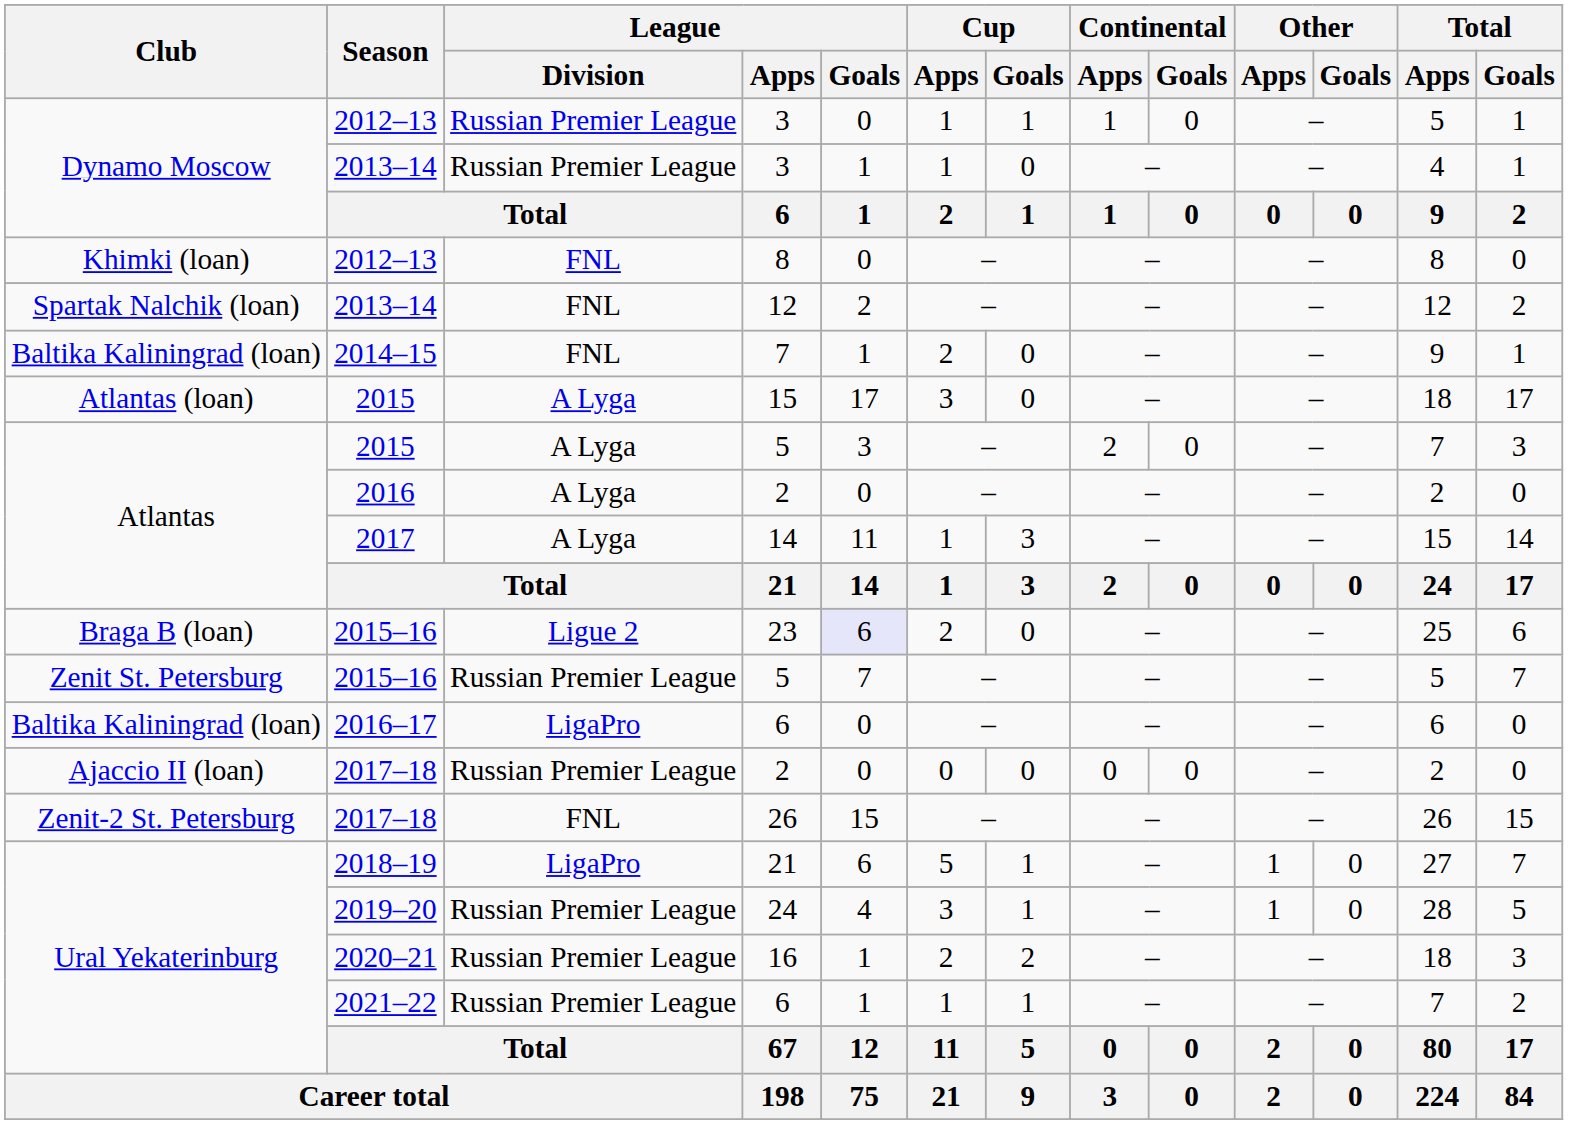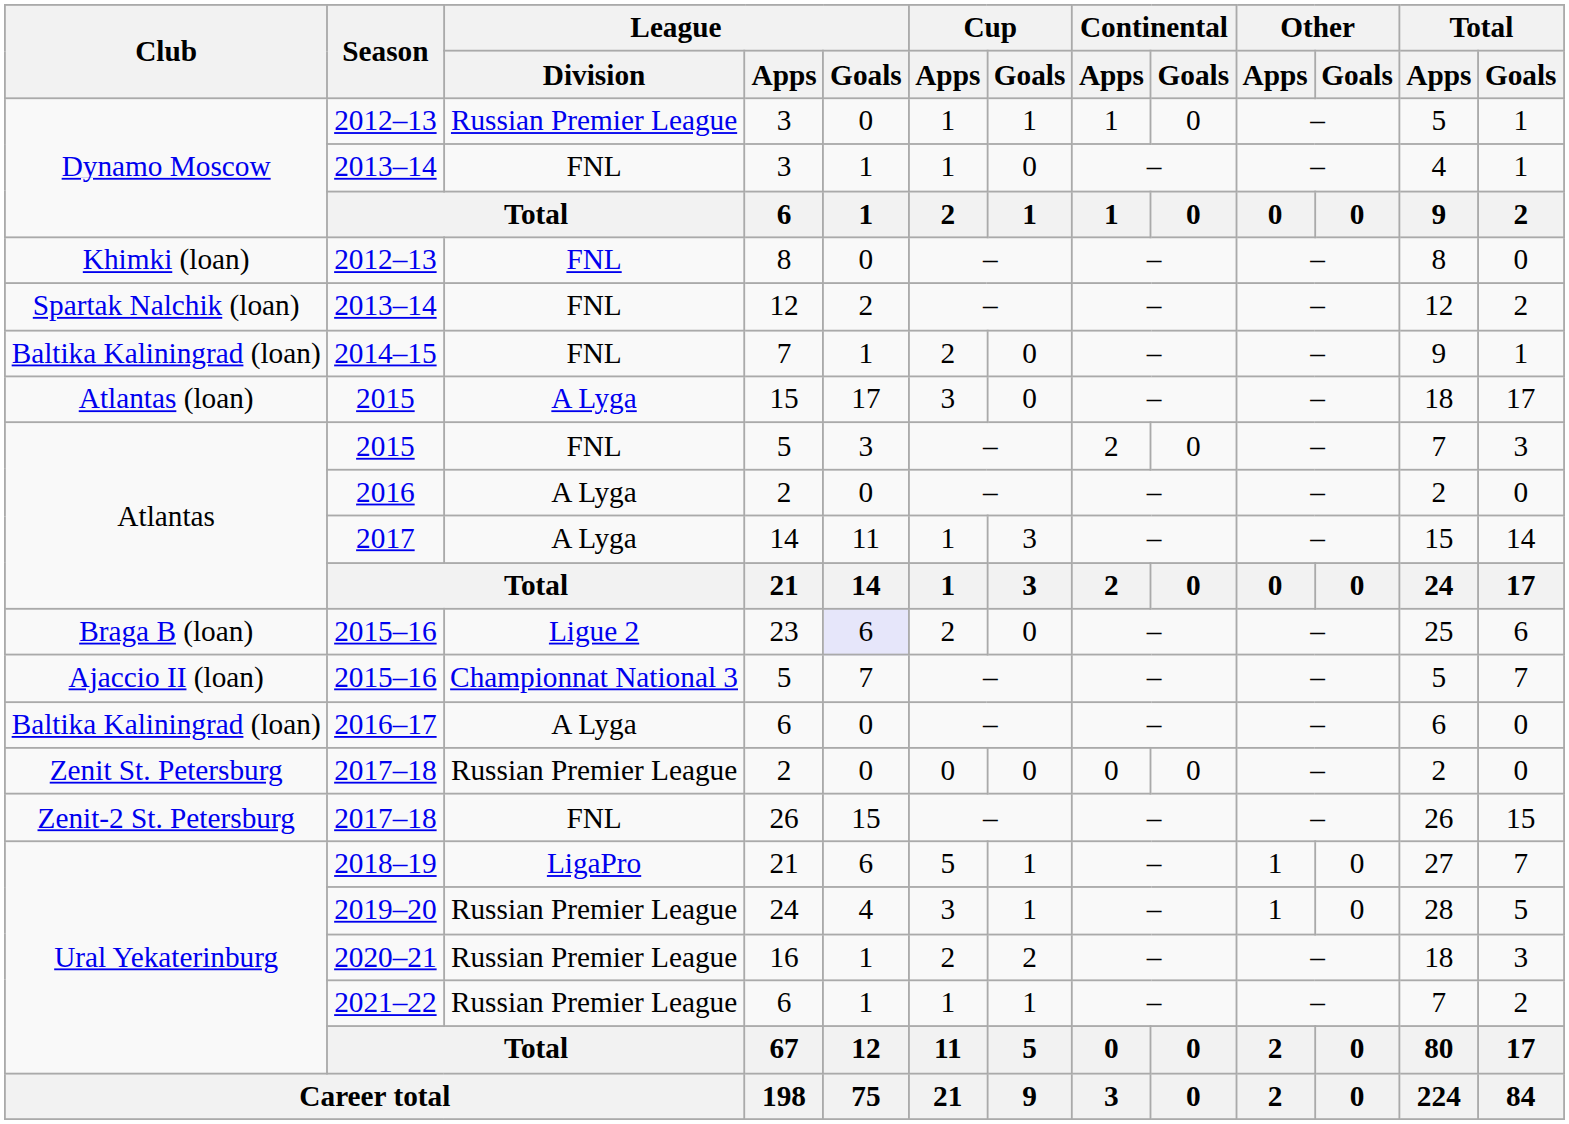(593, 167) Russian Premier League -> (594, 167) FNL
(593, 445) A Lyga -> (594, 445) FNL
(166, 677) Zenit St. Petersburg -> (166, 677) Ajaccio II (loan)
(593, 677) Russian Premier League -> (594, 677) Championnat National 3
(593, 724) LigaPro -> (594, 724) A Lyga
(166, 770) Ajaccio II (loan) -> (166, 770) Zenit St. Petersburg
